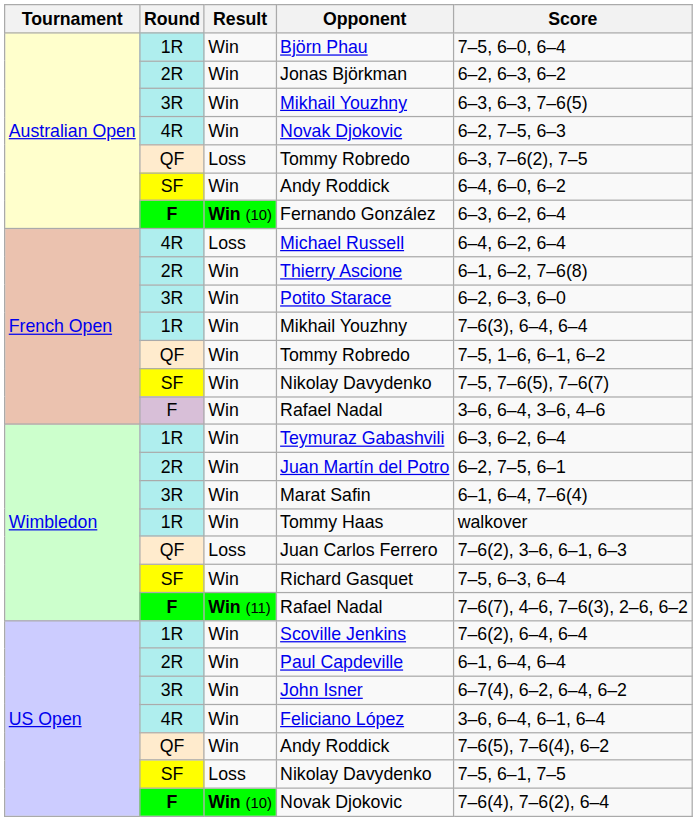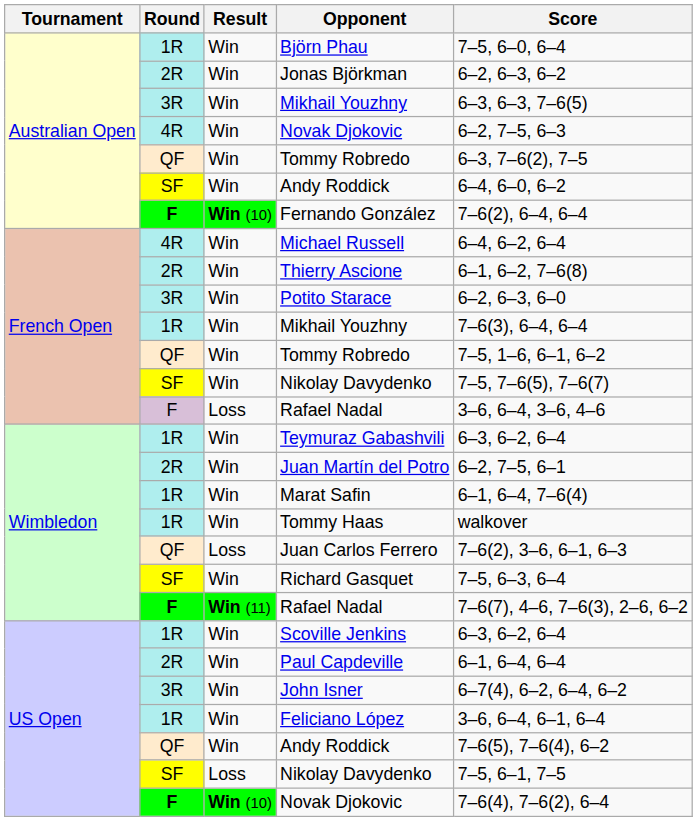(227, 159) Loss -> (224, 159) Win
(512, 215) 6–3, 6–2, 6–4 -> (523, 215) 7–6(2), 6–4, 6–4
(227, 243) Loss -> (224, 243) Win
(224, 411) Win -> (227, 411) Loss
(172, 495) 3R -> (172, 495) 1R
(523, 635) 7–6(2), 6–4, 6–4 -> (512, 635) 6–3, 6–2, 6–4
(172, 719) 4R -> (172, 719) 1R
